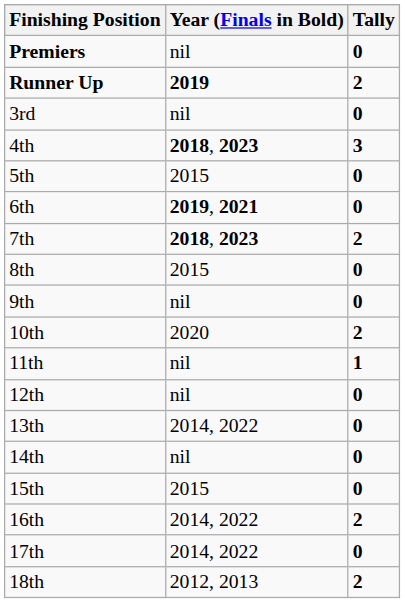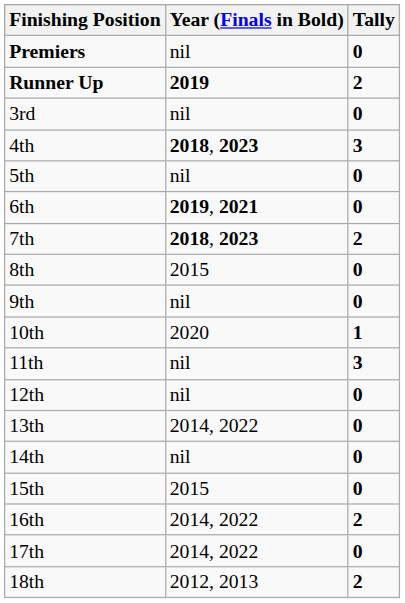(189, 176) 2015 -> (180, 176) nil
(358, 332) 2 -> (358, 332) 1
(358, 363) 1 -> (358, 363) 3
